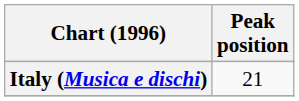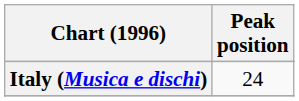(253, 78) 21 -> (253, 78) 24
